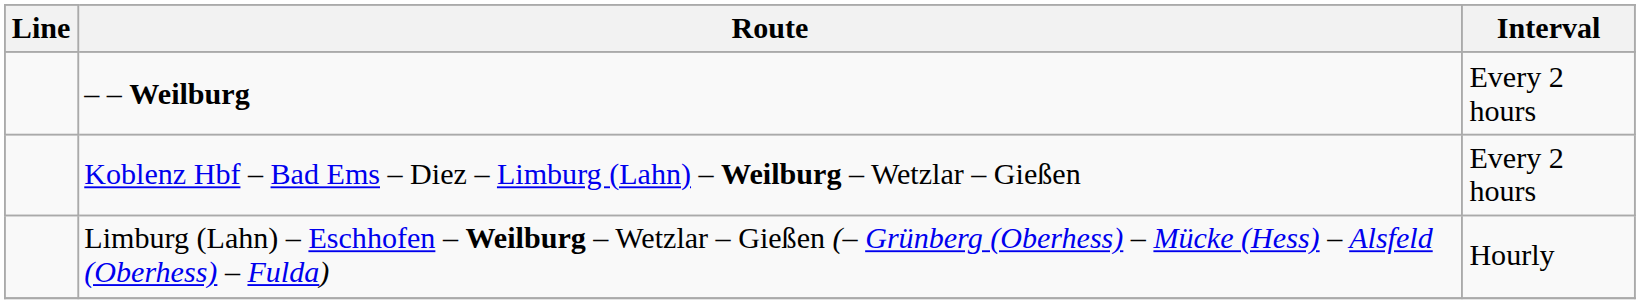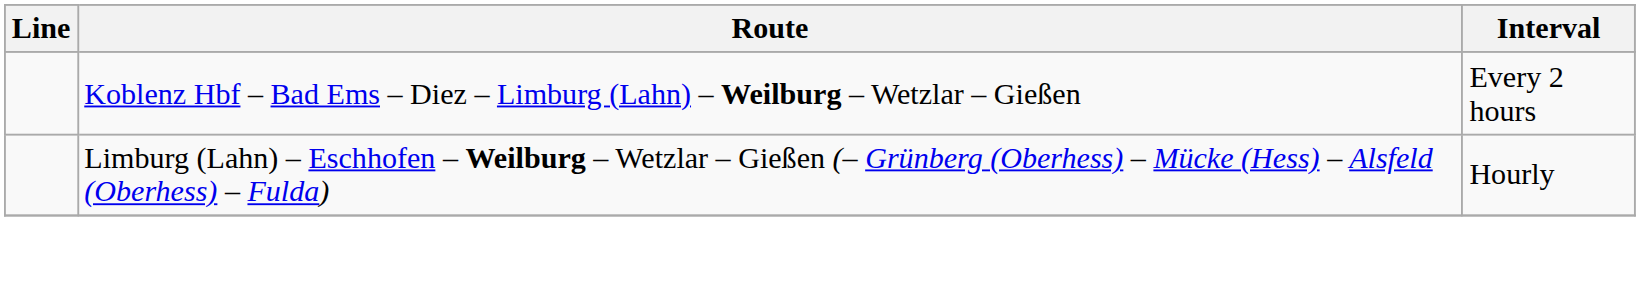- row: (167, 92)
